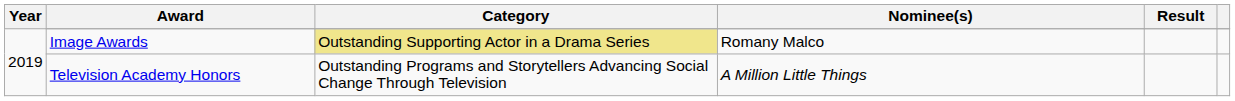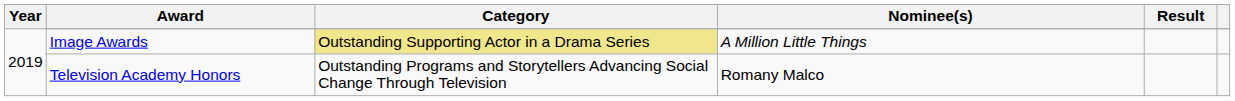(772, 41) Romany Malco -> (794, 41) A Million Little Things
(794, 74) A Million Little Things -> (772, 74) Romany Malco
